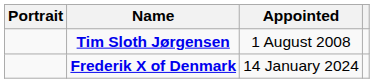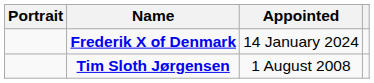rows swapped: (153, 41) <-> (153, 66)
